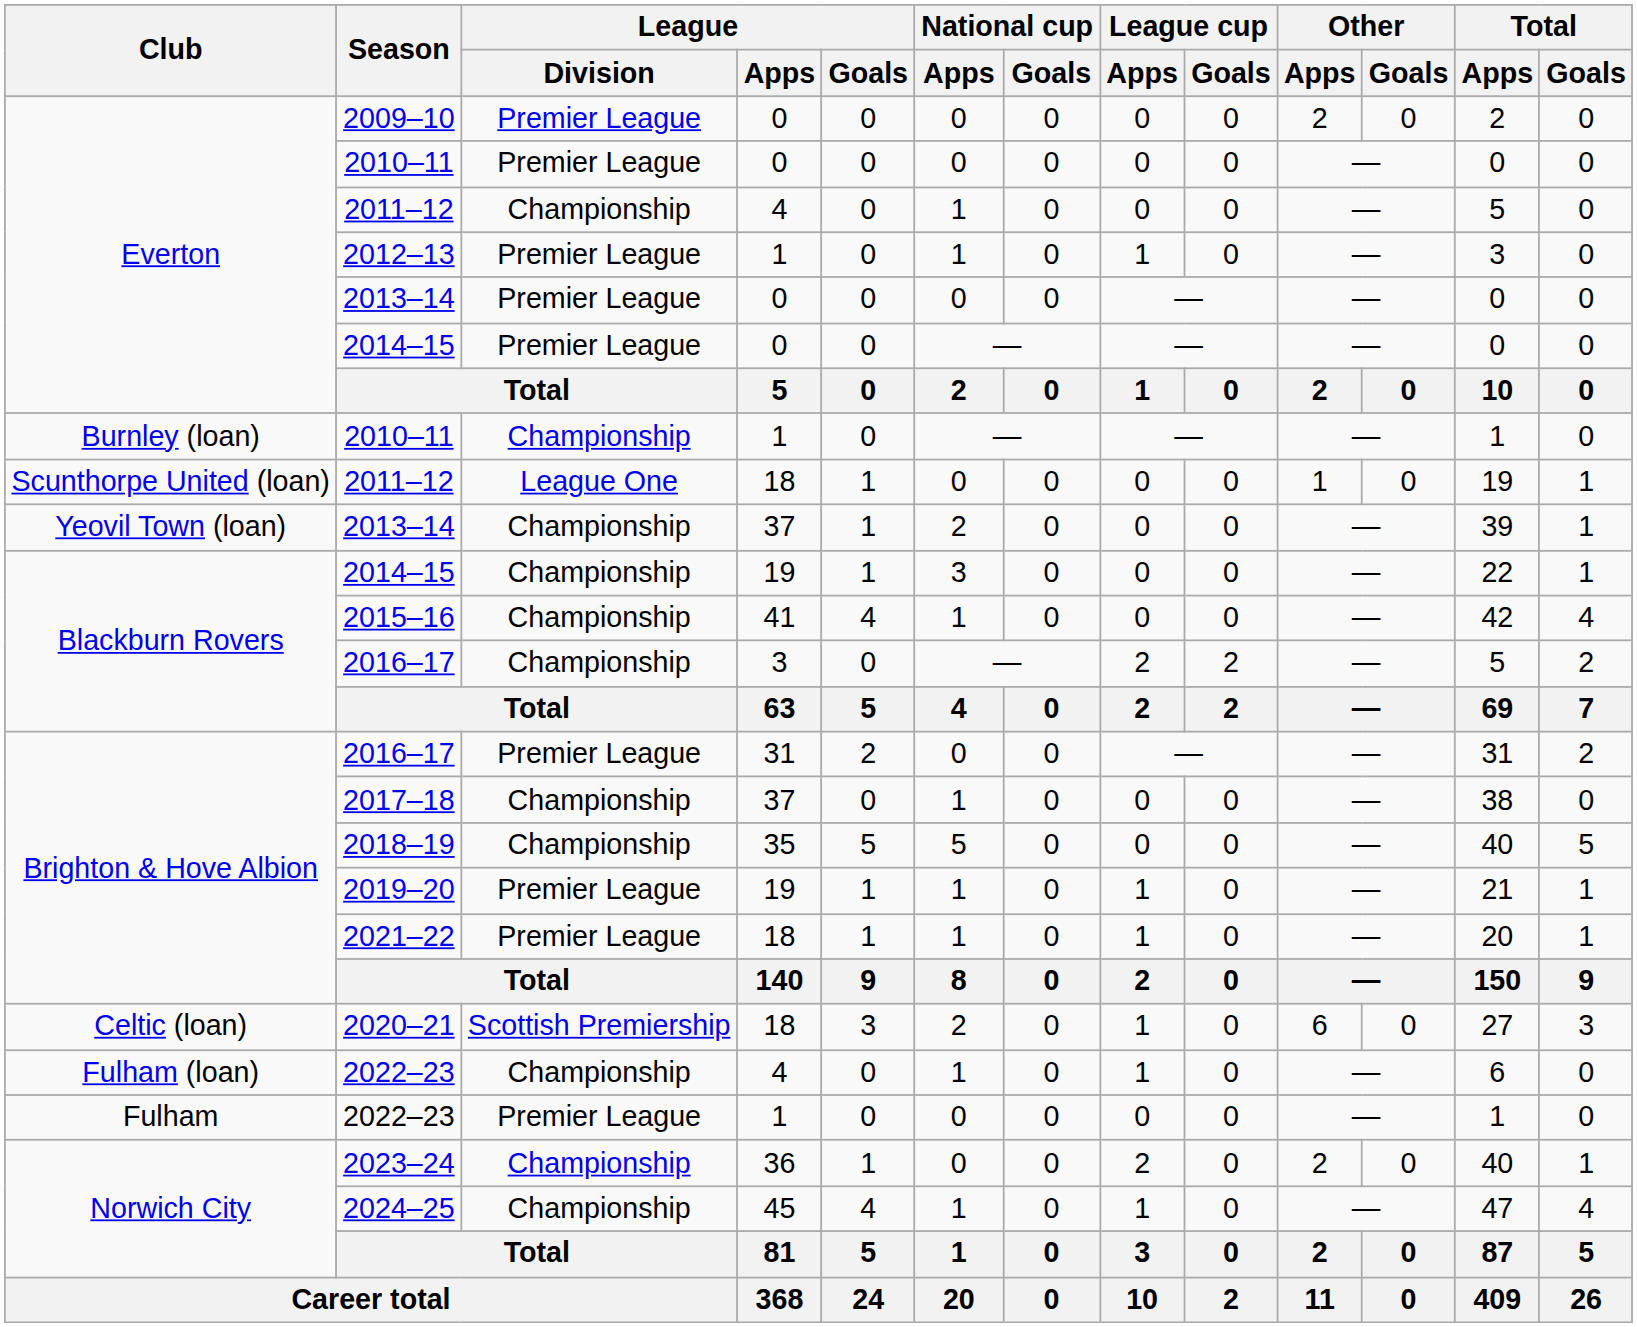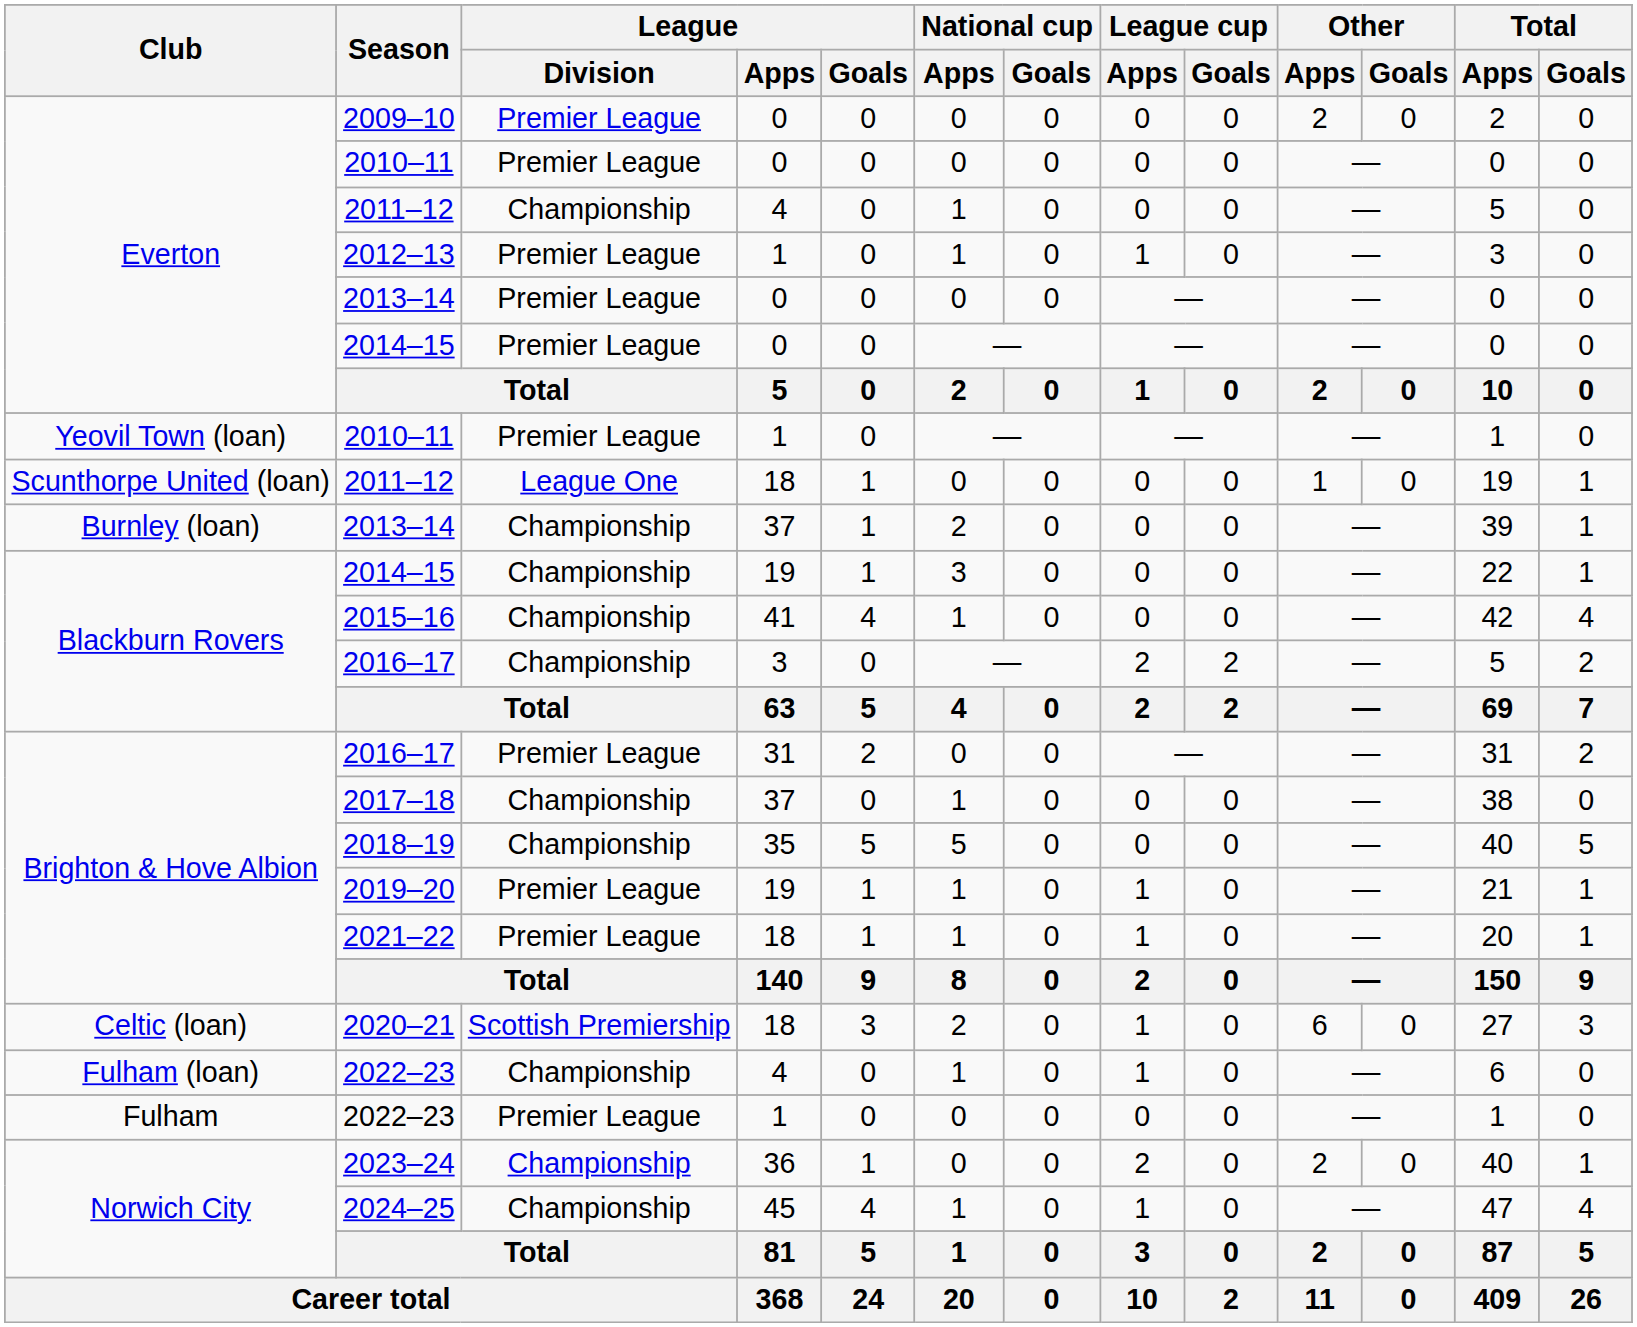(171, 436) Burnley (loan) -> (171, 436) Yeovil Town (loan)
(599, 436) Championship -> (599, 436) Premier League
(171, 526) Yeovil Town (loan) -> (171, 526) Burnley (loan)
